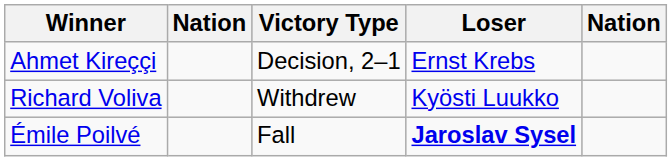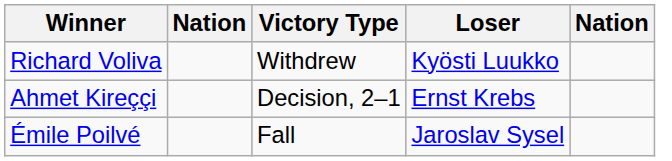rows swapped: (83, 60) <-> (86, 98)
(494, 135) bold -> (488, 135) normal
